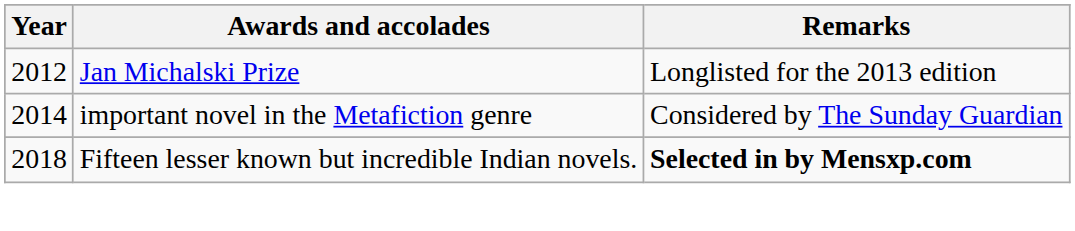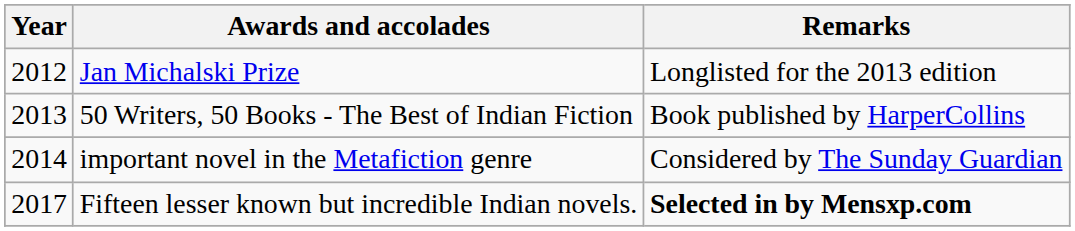+ row: (356, 114)
(39, 159) 2018 -> (39, 203) 2017
